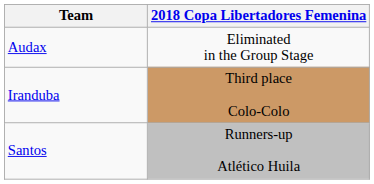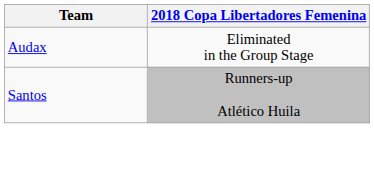- row: (34, 94)
